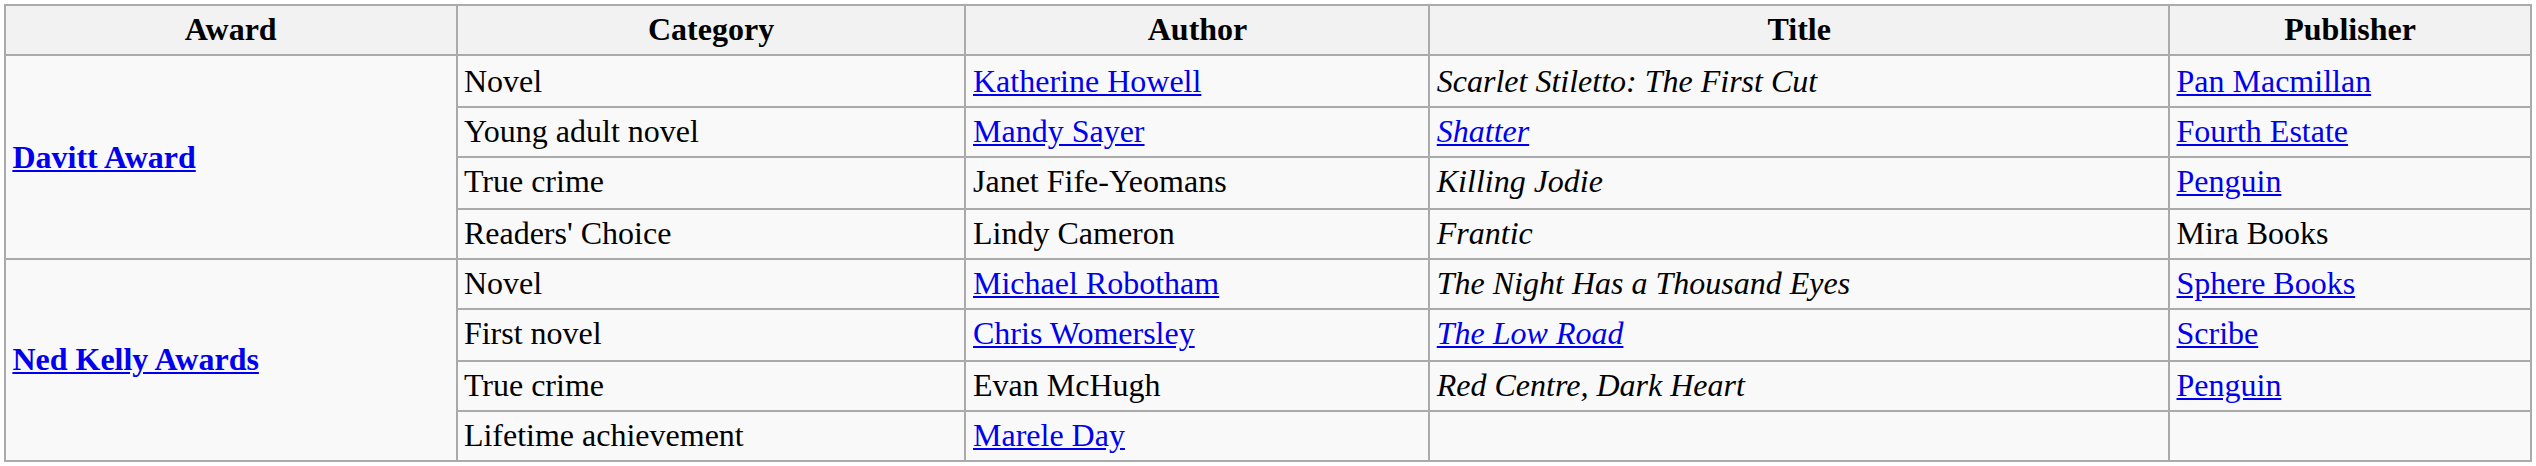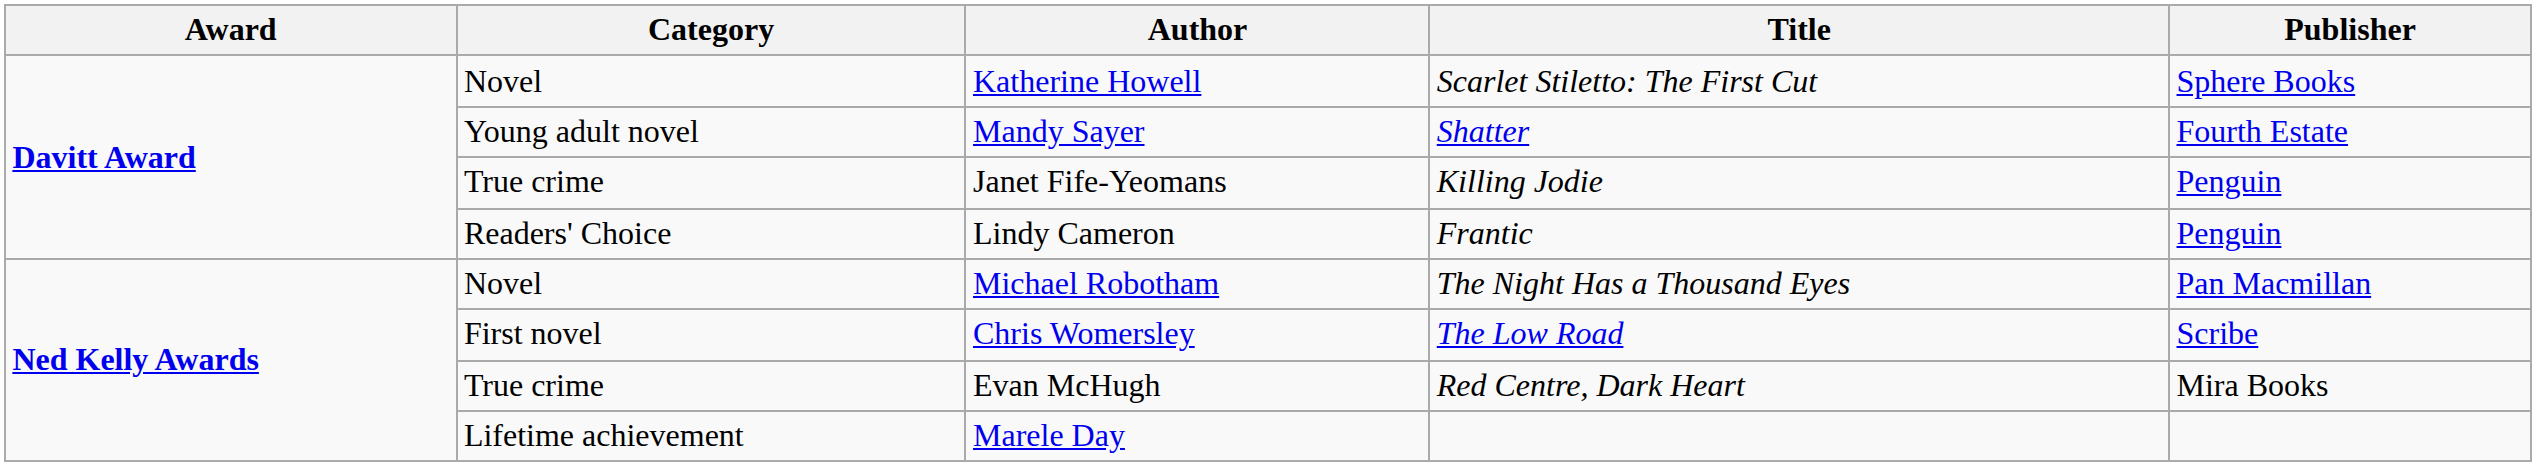(2274, 80) Pan Macmillan -> (2266, 80) Sphere Books
(2252, 232) Mira Books -> (2229, 232) Penguin
(2266, 283) Sphere Books -> (2274, 283) Pan Macmillan
(2229, 385) Penguin -> (2252, 385) Mira Books
